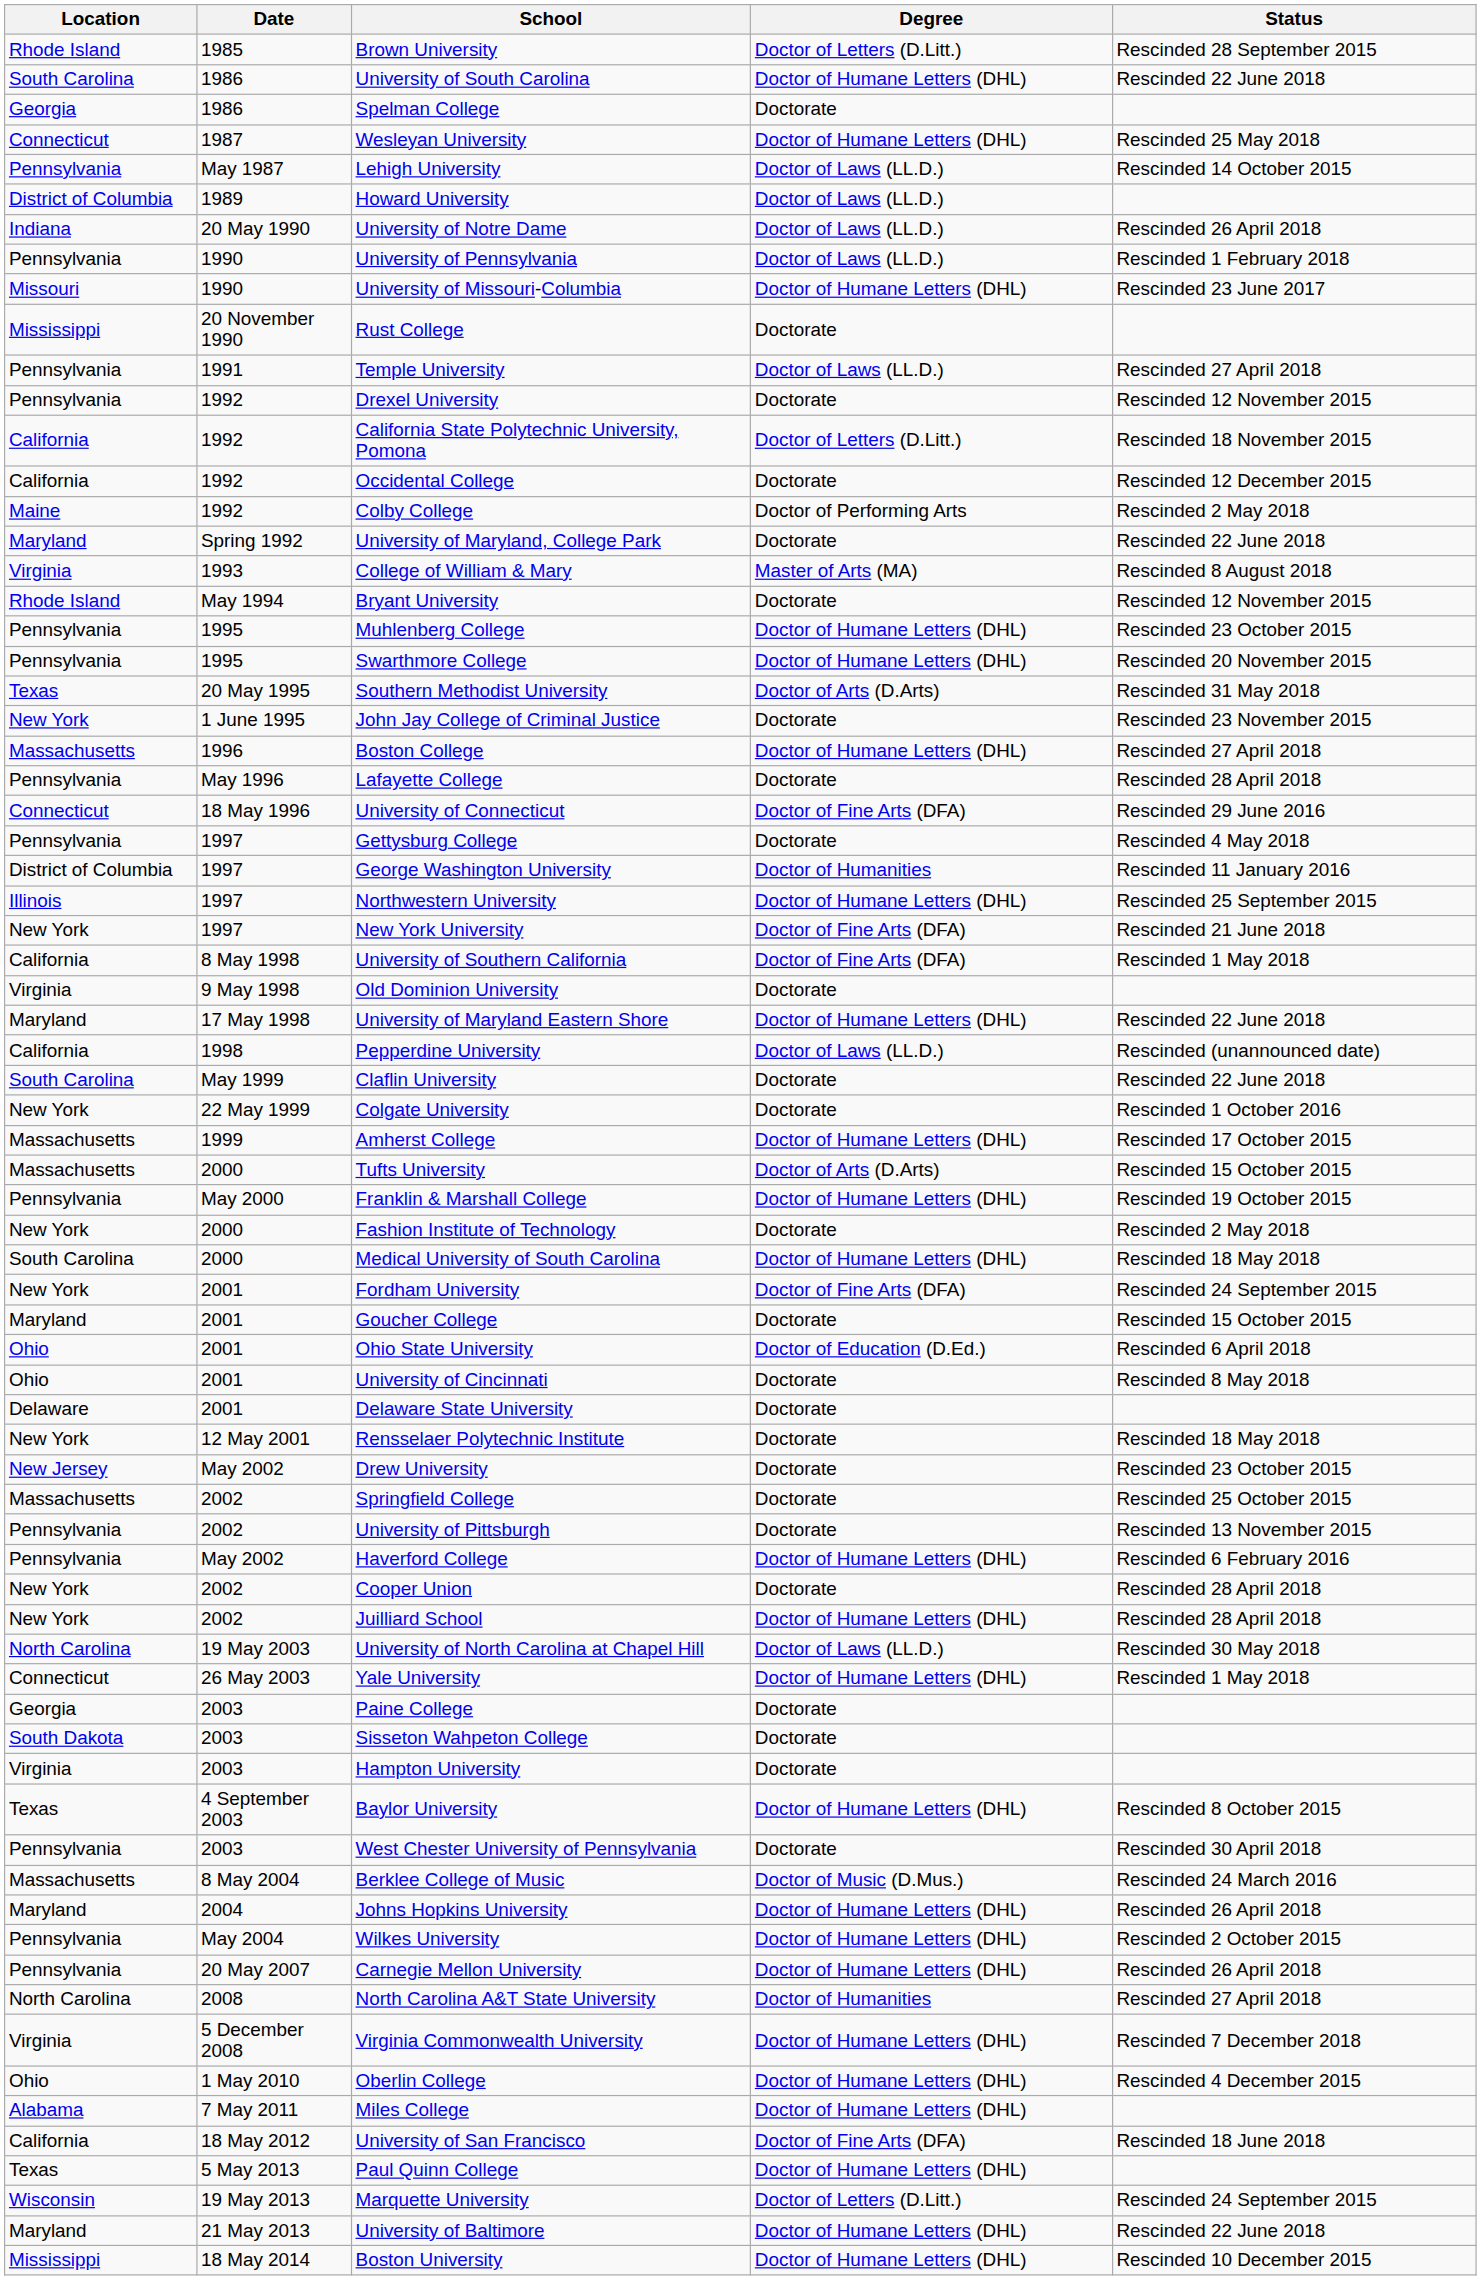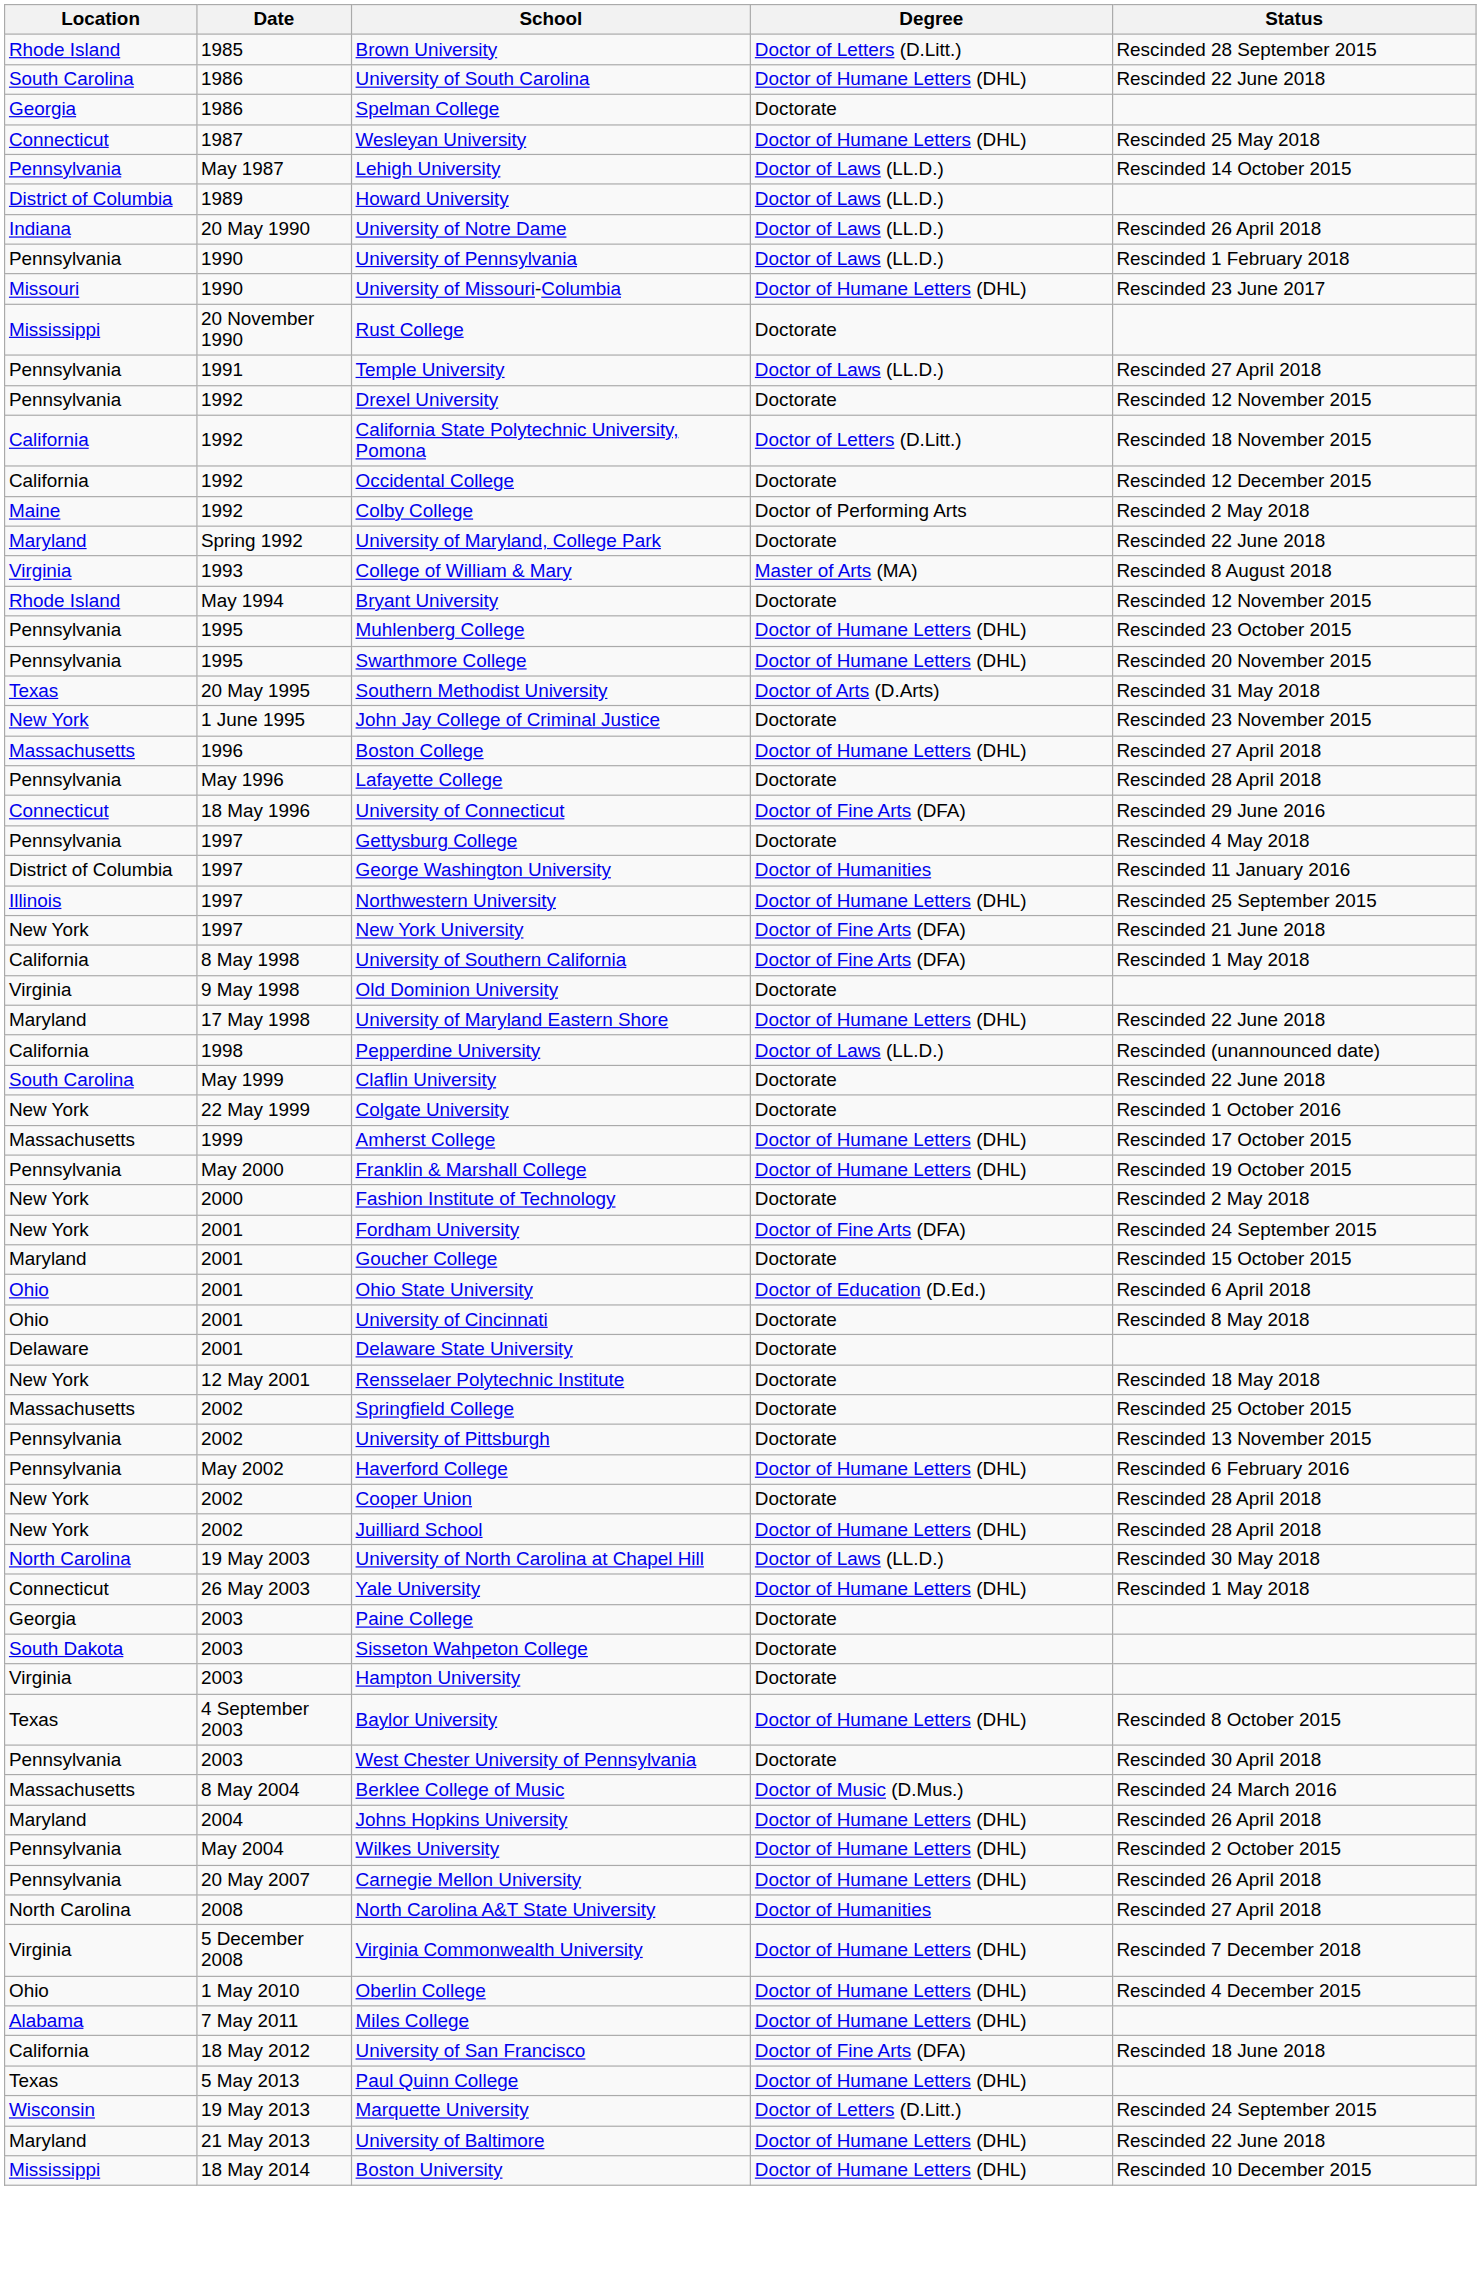- row: (420, 1169)
- row: (508, 1259)
- row: (422, 1469)
